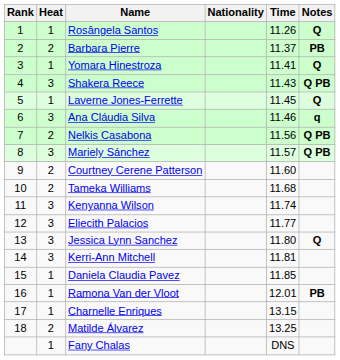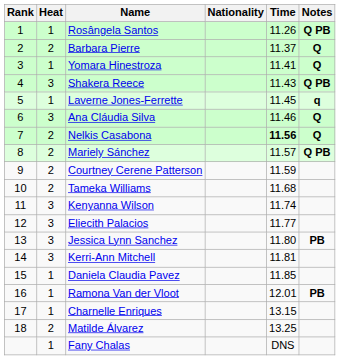(317, 30) Q -> (317, 30) Q PB
(317, 48) PB -> (317, 48) Q
(317, 100) Q -> (317, 100) q
(317, 118) q -> (317, 118) Q
(283, 135) normal -> (283, 135) bold
(317, 135) Q PB -> (317, 135) Q
(51, 153) 3 -> (51, 153) 2
(283, 170) 11.60 -> (283, 170) 11.59
(317, 240) Q -> (317, 240) PB
